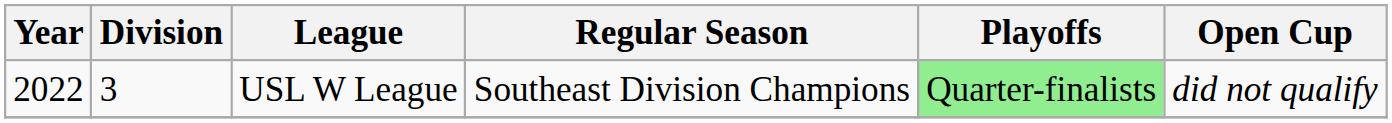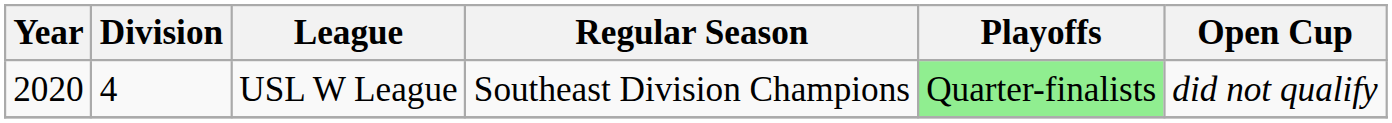(48, 88) 2022 -> (48, 88) 2020
(109, 88) 3 -> (109, 88) 4
